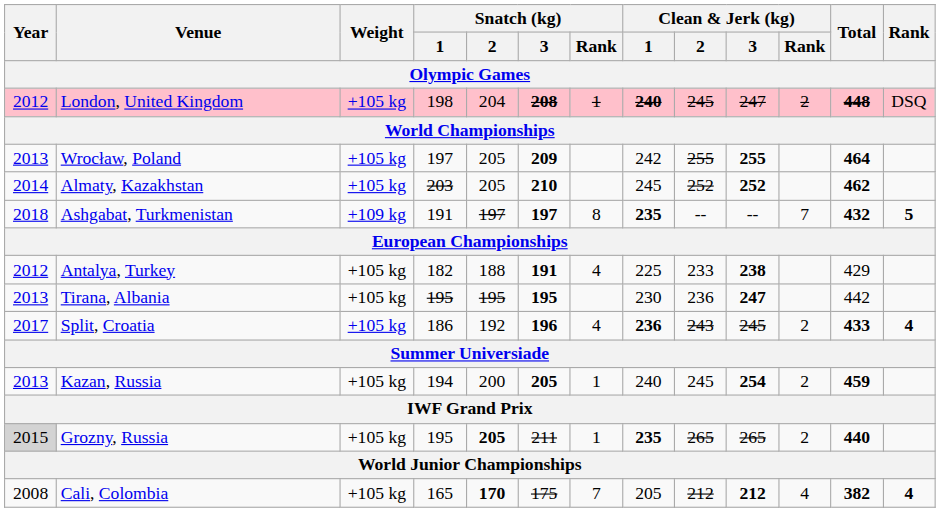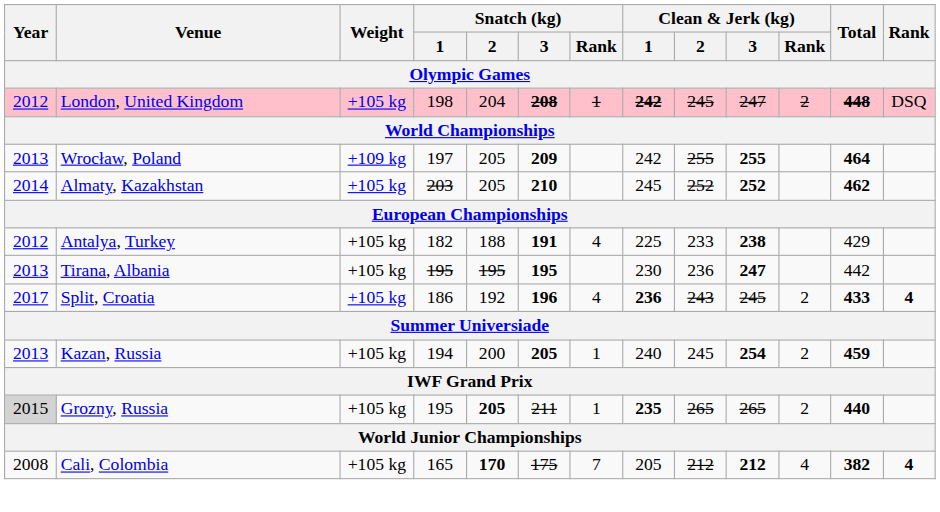(648, 102) 240 -> (648, 102) 242
(377, 158) +105 kg -> (377, 158) +109 kg
- row: (147, 213)
